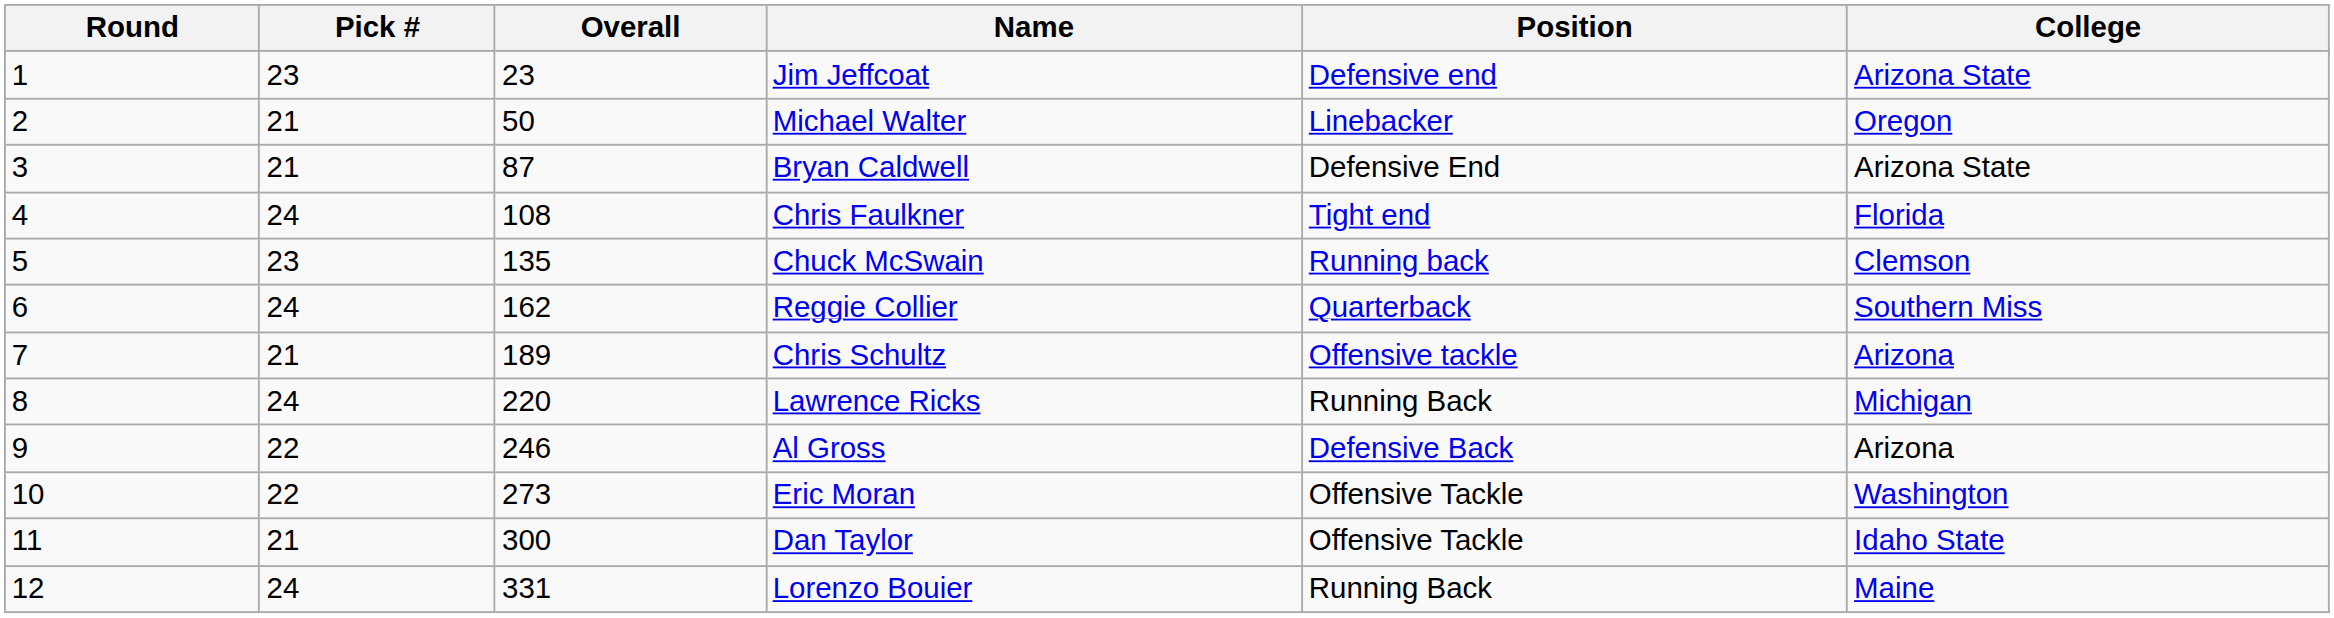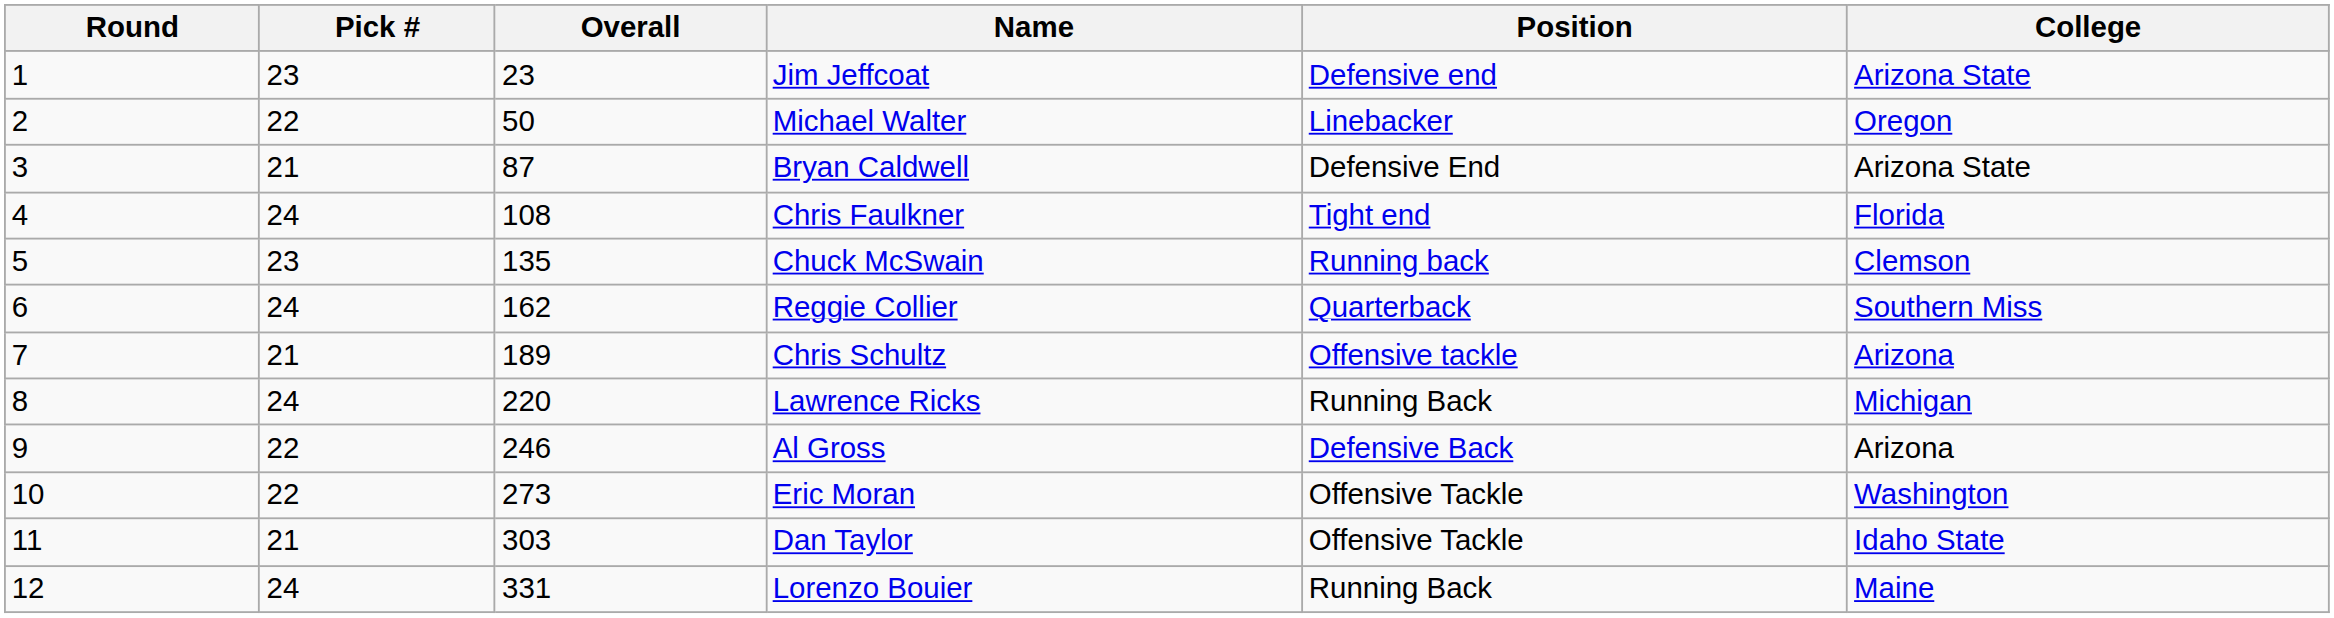(283, 121) 21 -> (283, 121) 22
(527, 541) 300 -> (527, 541) 303
